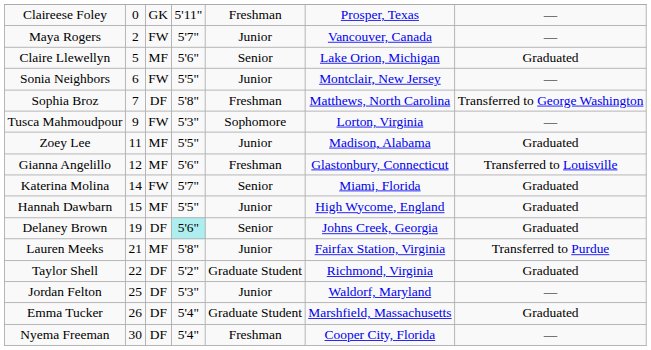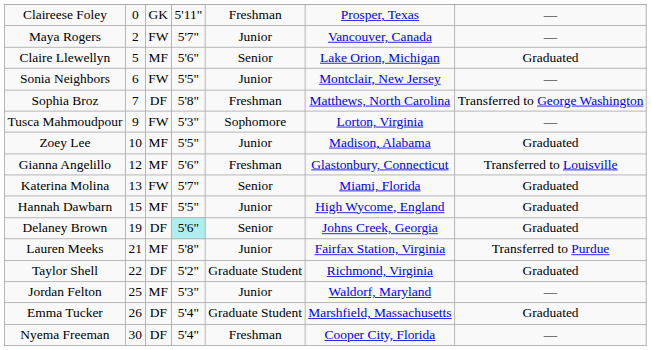(135, 143) 11 -> (135, 143) 10
(135, 185) 14 -> (135, 185) 13
(158, 292) DF -> (158, 292) MF
